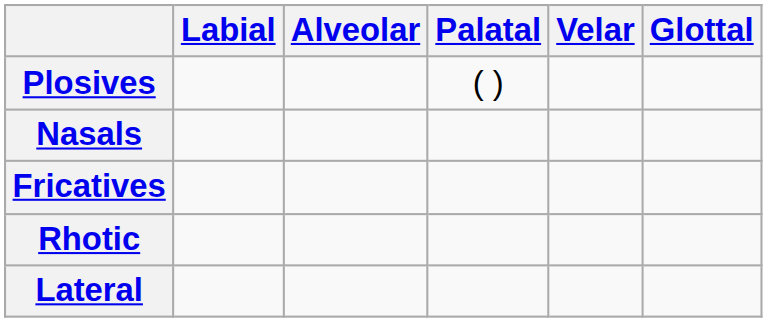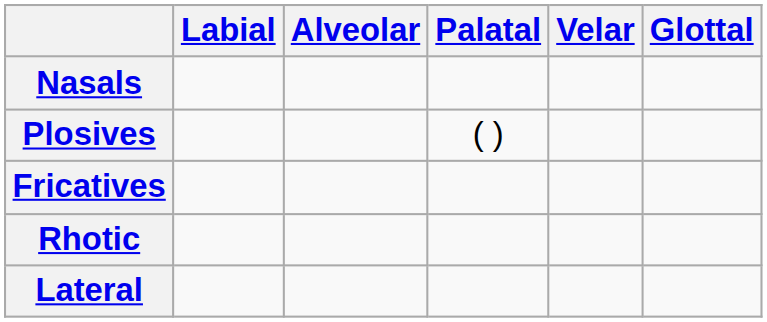rows swapped: (89, 134) <-> (89, 82)
